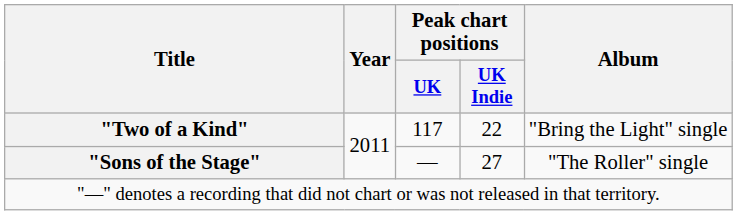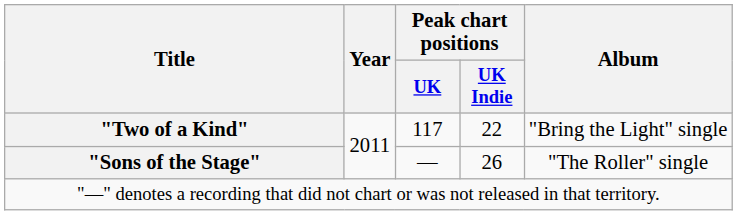(492, 162) 27 -> (492, 162) 26
